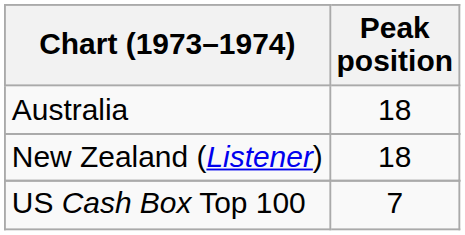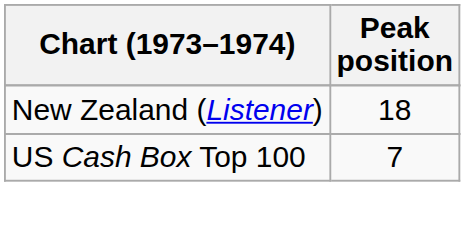- row: (70, 109)
